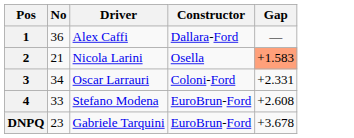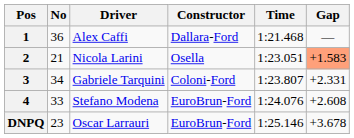+ column: (280, 15)
(111, 80) Oscar Larrauri -> (119, 80) Gabriele Tarquini
(119, 123) Gabriele Tarquini -> (111, 123) Oscar Larrauri
